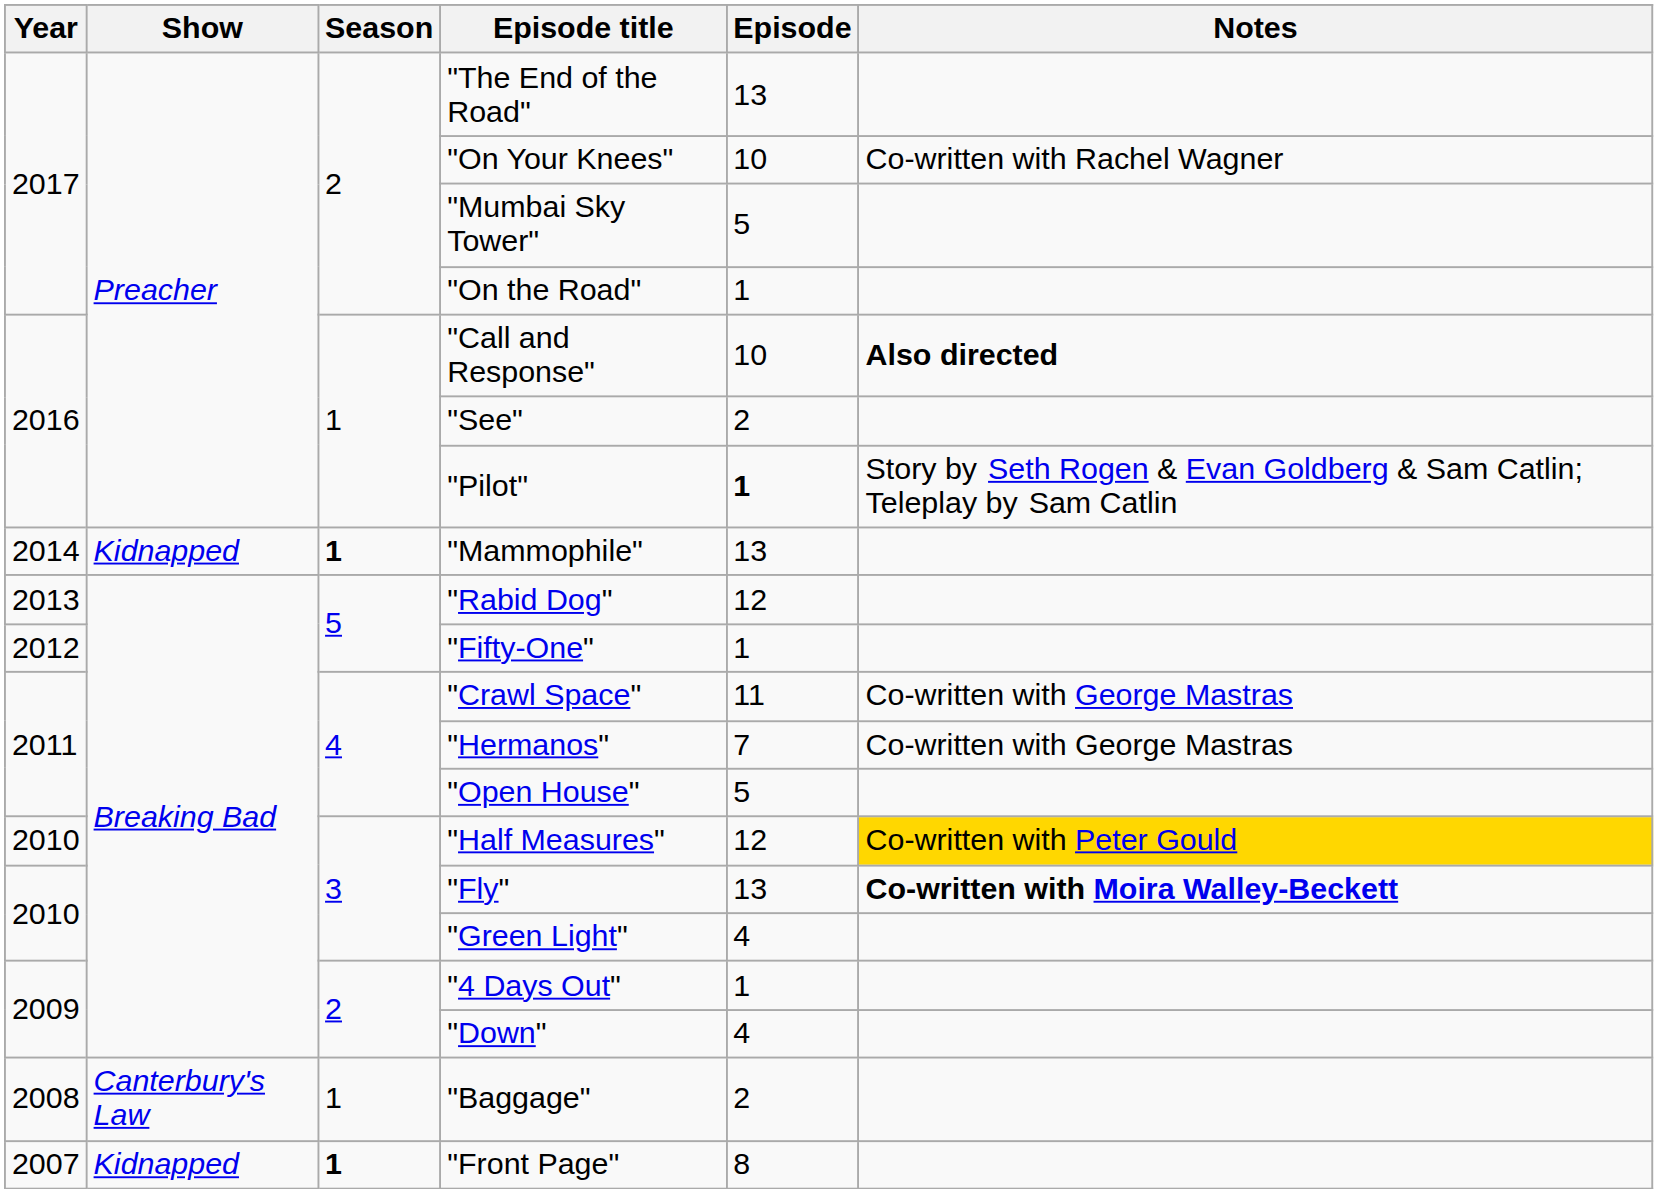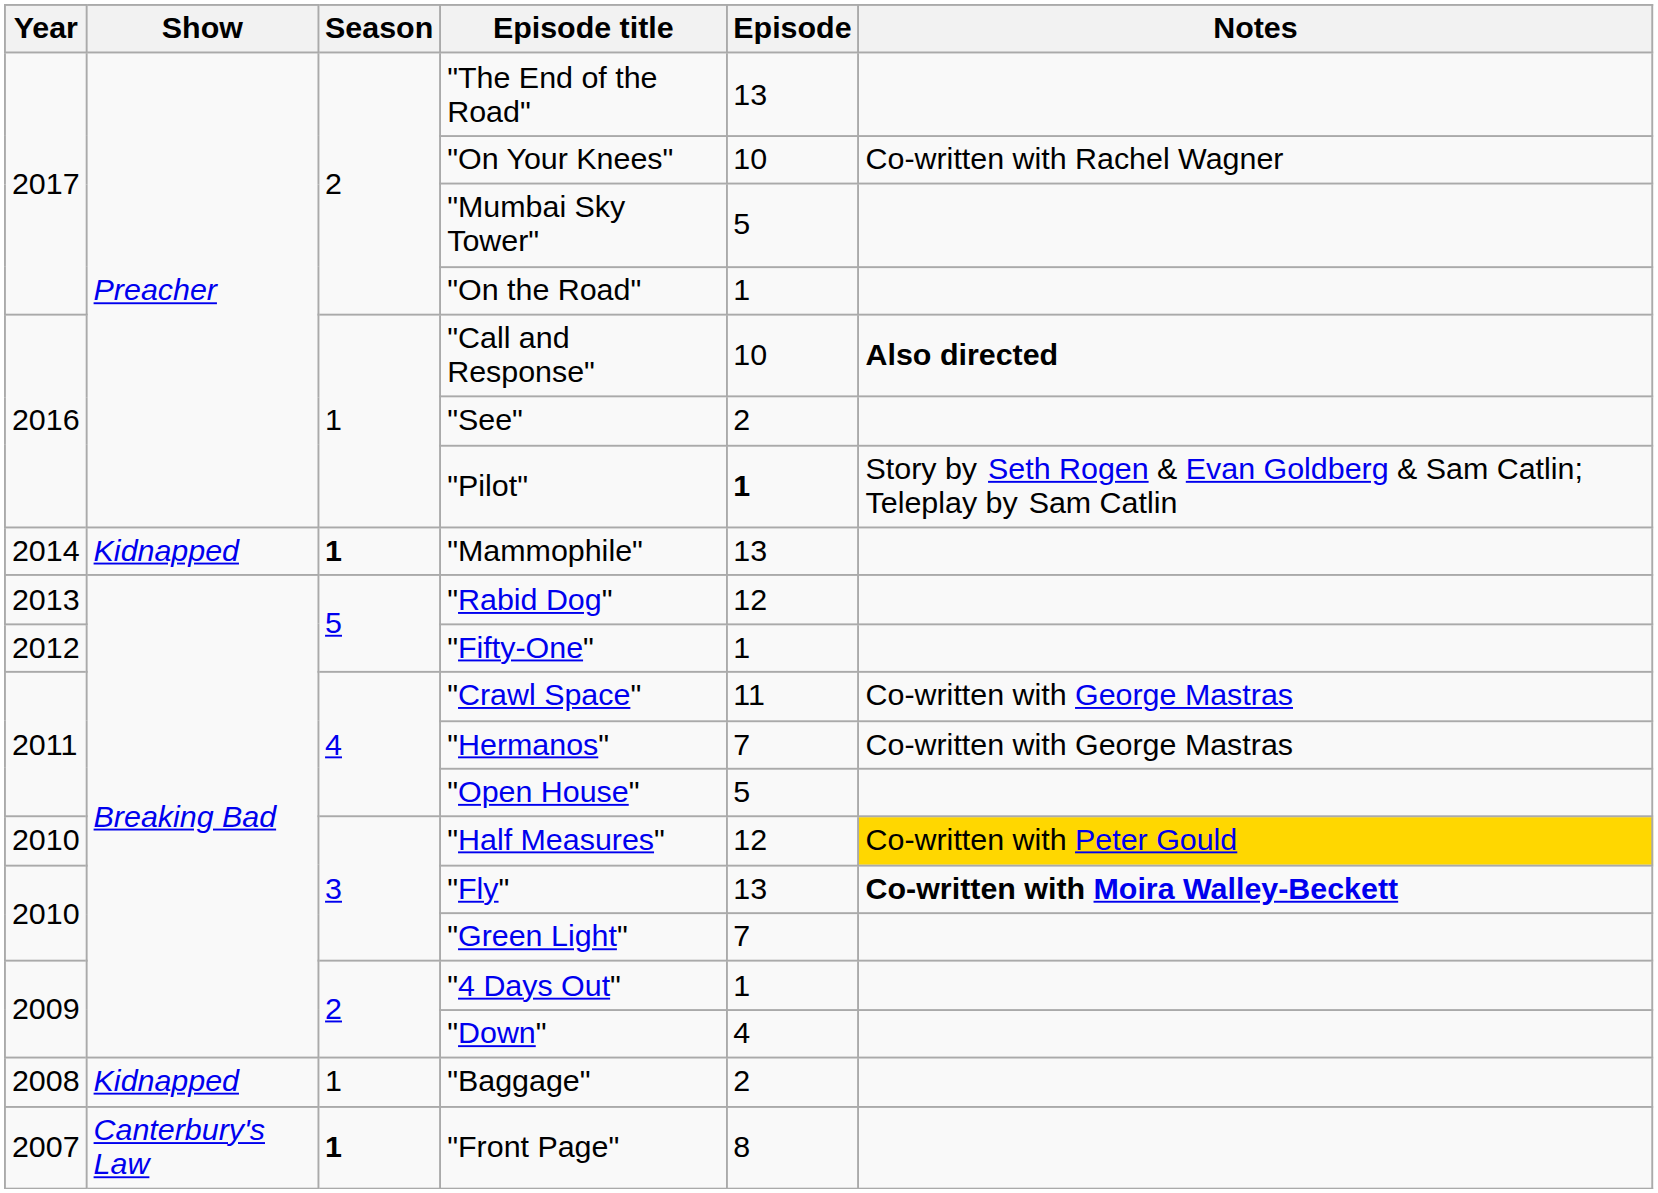(742, 936) 4 -> (742, 936) 7
(179, 1098) Canterbury's Law -> (166, 1081) Kidnapped
(166, 1163) Kidnapped -> (179, 1146) Canterbury's Law
